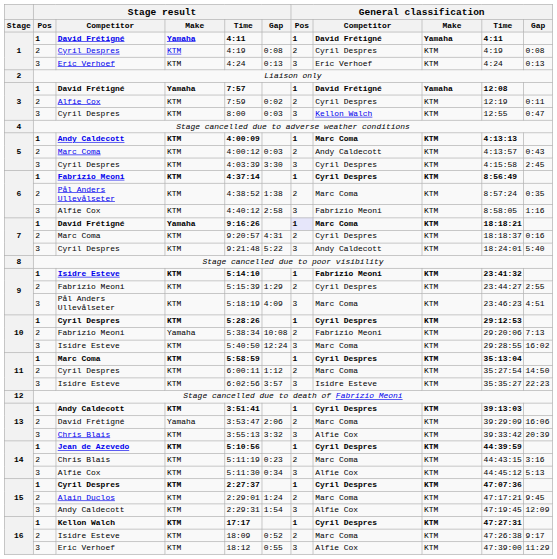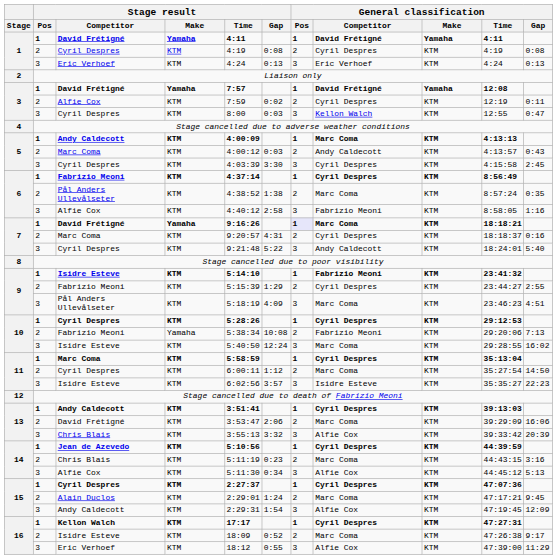(181, 422) Yamaha -> (174, 422) KTM
